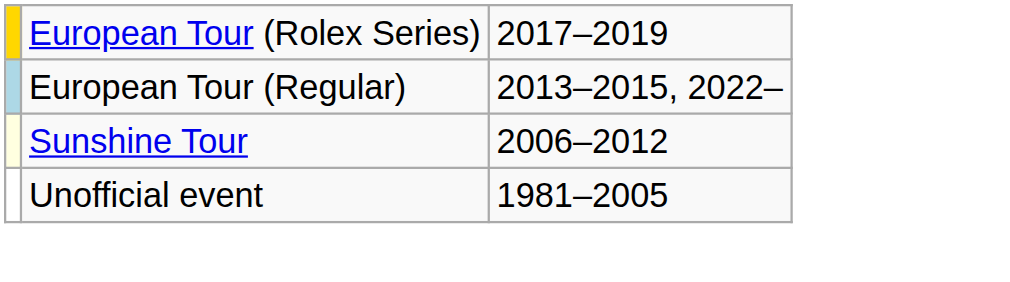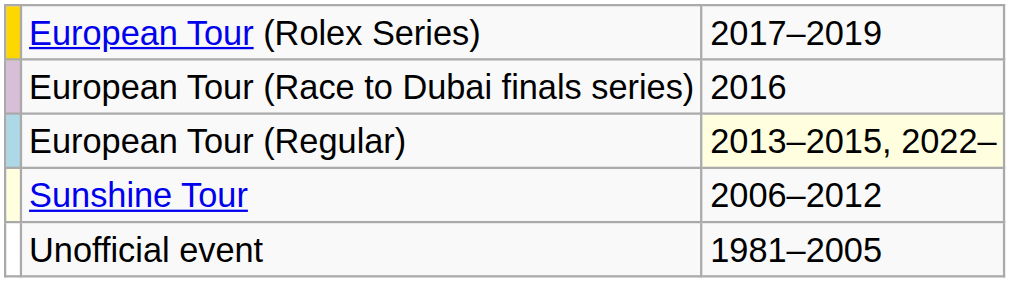+ row: (362, 87)
(640, 87) no background -> (853, 141) lightyellow background
